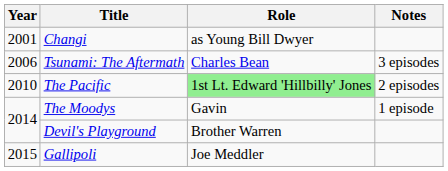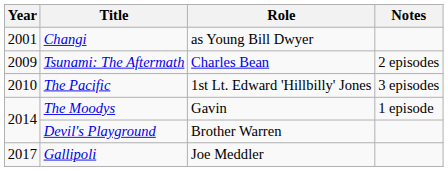(22, 62) 2006 -> (22, 62) 2009
(409, 62) 3 episodes -> (409, 62) 2 episodes
(281, 85) lightgreen background -> (281, 85) no background
(409, 85) 2 episodes -> (409, 85) 3 episodes
(22, 154) 2015 -> (22, 154) 2017
